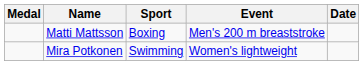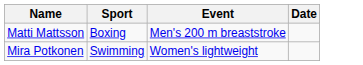- column: (24, 14)
